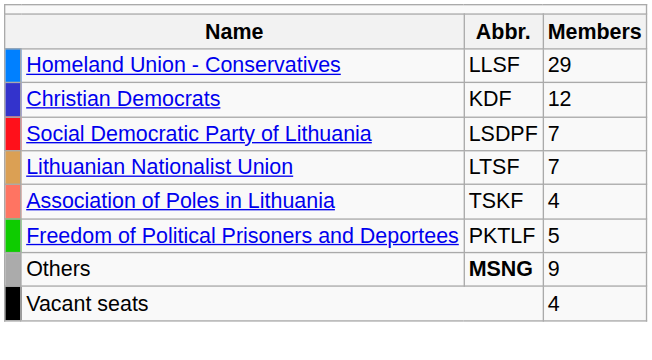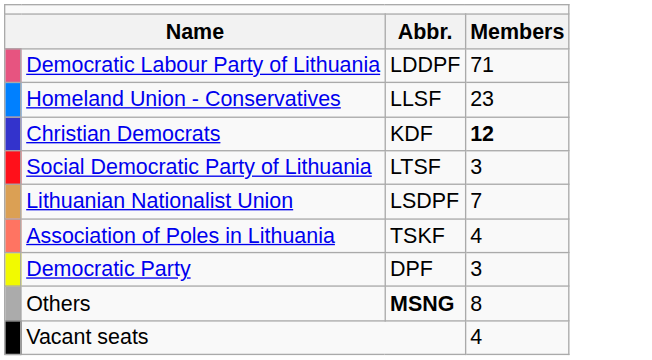+ row: (203, 65)
(560, 65) 29 -> (482, 99) 23
(560, 99) normal -> (482, 133) bold
(503, 133) LSDPF -> (415, 167) LTSF
(554, 133) 7 -> (476, 167) 3
(494, 167) LTSF -> (425, 201) LSDPF
+ row: (108, 269)
- row: (242, 235)
(554, 269) 9 -> (476, 303) 8
